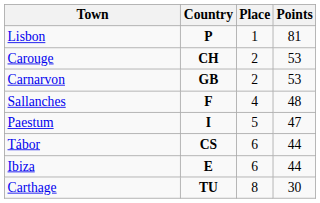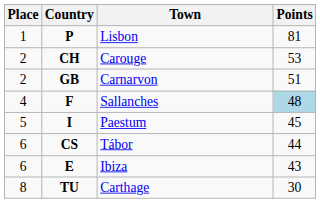columns swapped: (255, 15) <-> (93, 15)
(295, 79) 53 -> (295, 79) 51
(295, 101) no background -> (295, 101) lightblue background
(295, 123) 47 -> (295, 123) 45
(295, 166) 44 -> (295, 166) 43
